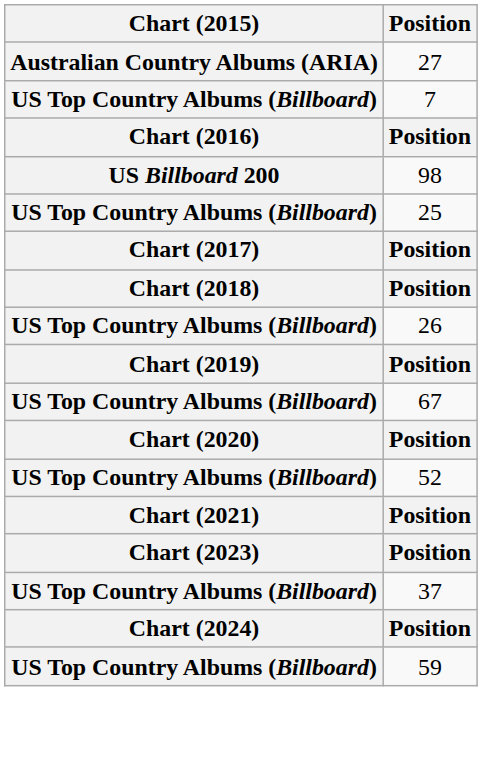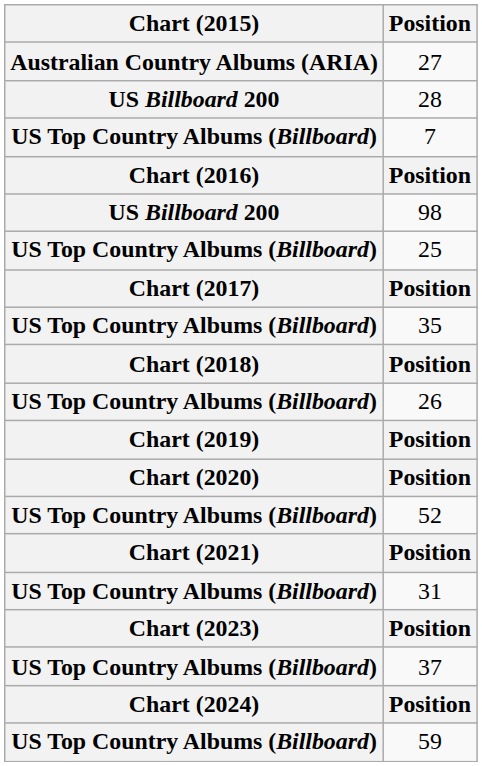+ row: (430, 99)
+ row: (430, 325)
- row: (430, 401)
+ row: (430, 590)
